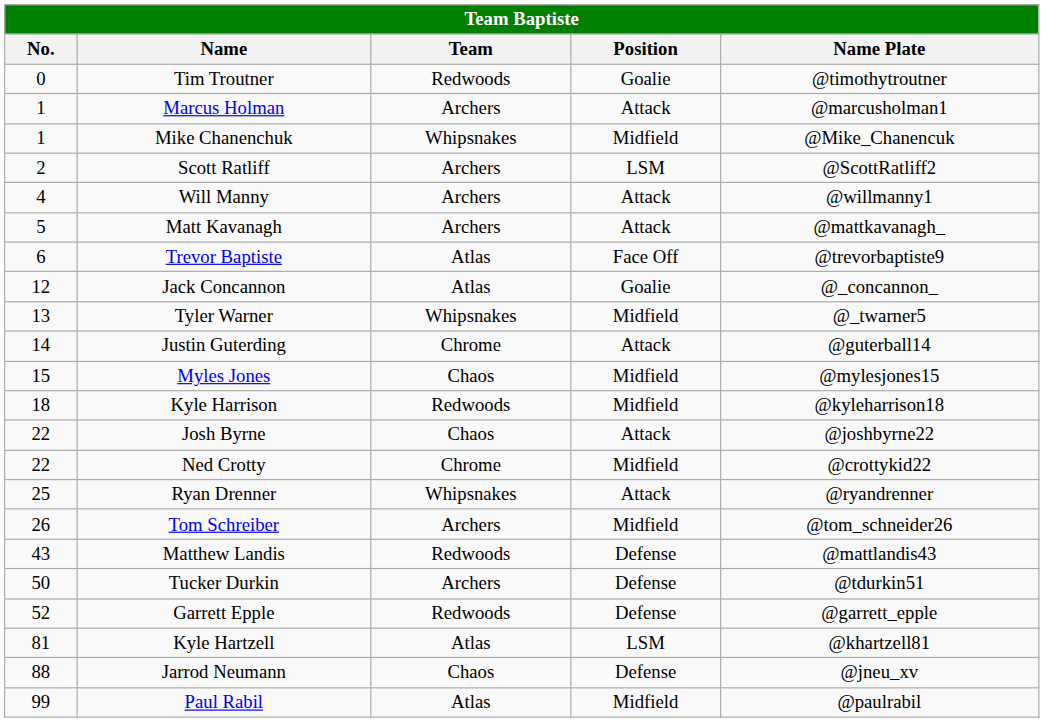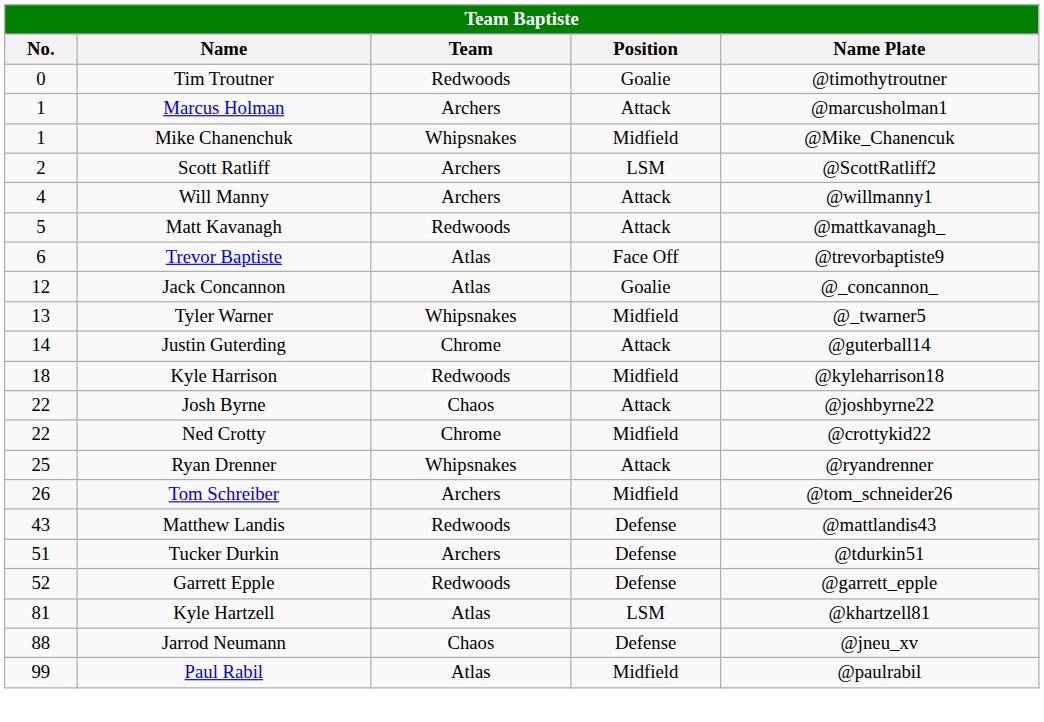(471, 227) Archers -> (471, 227) Redwoods
- row: (224, 375)
(41, 583) 50 -> (41, 553) 51
